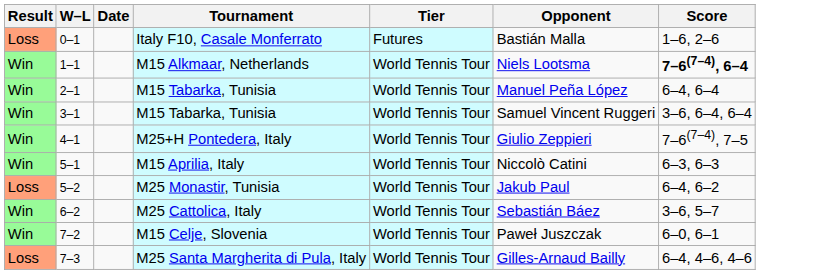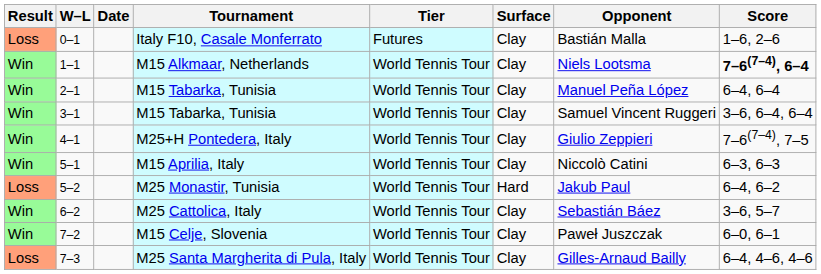+ column: (524, 16)
